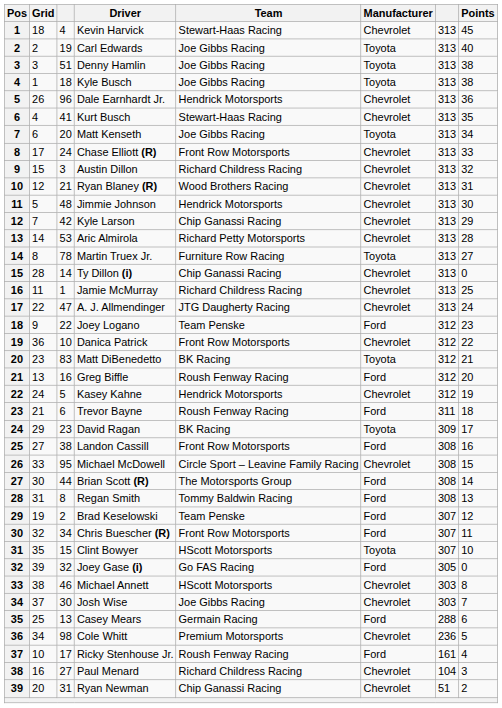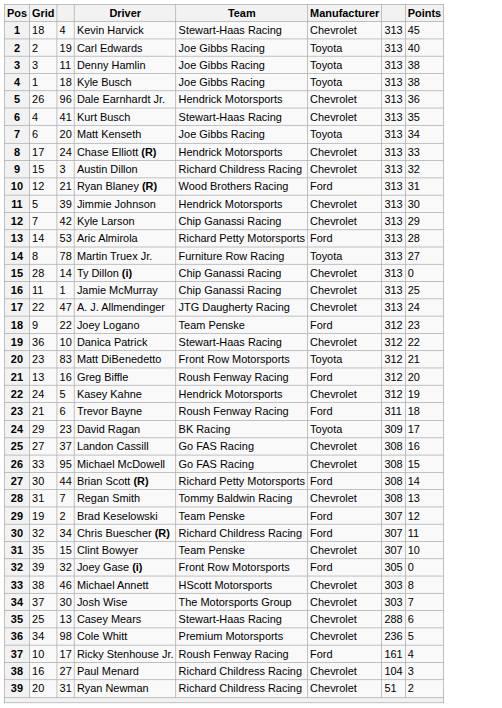(66, 65) 51 -> (65, 65) 11
(234, 152) Front Row Motorsports -> (231, 152) Hendrick Motorsports
(387, 186) Chevrolet -> (321, 186) Ford
(66, 204) 48 -> (66, 204) 39
(387, 238) Chevrolet -> (321, 238) Ford
(240, 290) Richard Childress Racing -> (230, 290) Chip Ganassi Racing
(234, 342) Front Row Motorsports -> (230, 342) Stewart-Haas Racing
(204, 360) BK Racing -> (234, 360) Front Row Motorsports
(66, 446) 38 -> (66, 446) 37
(234, 446) Front Row Motorsports -> (216, 446) Go FAS Racing
(375, 446) Ford -> (333, 446) Chevrolet
(269, 464) Circle Sport – Leavine Family Racing -> (216, 464) Go FAS Racing
(235, 481) The Motorsports Group -> (242, 481) Richard Petty Motorsports
(63, 498) 8 -> (63, 498) 7
(375, 498) Ford -> (333, 498) Chevrolet
(234, 533) Front Row Motorsports -> (240, 533) Richard Childress Racing
(225, 550) HScott Motorsports -> (212, 550) Team Penske
(380, 550) Toyota -> (333, 550) Chevrolet
(216, 568) Go FAS Racing -> (234, 568) Front Row Motorsports
(222, 602) Joe Gibbs Racing -> (235, 602) The Motorsports Group
(218, 620) Germain Racing -> (230, 620) Stewart-Haas Racing
(375, 620) Ford -> (333, 620) Chevrolet
(230, 689) Chip Ganassi Racing -> (240, 689) Richard Childress Racing
